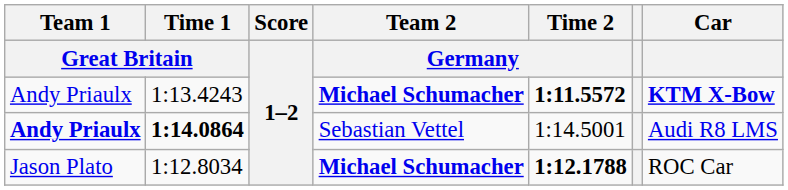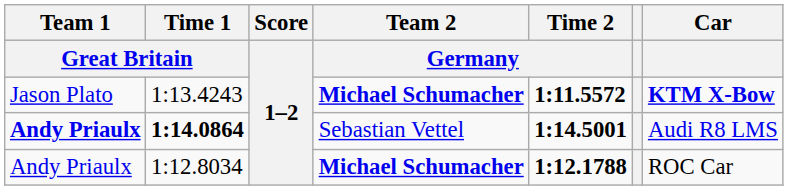(71, 94) Andy Priaulx -> (61, 94) Jason Plato
(580, 130) normal -> (581, 130) bold
(61, 166) Jason Plato -> (71, 166) Andy Priaulx
